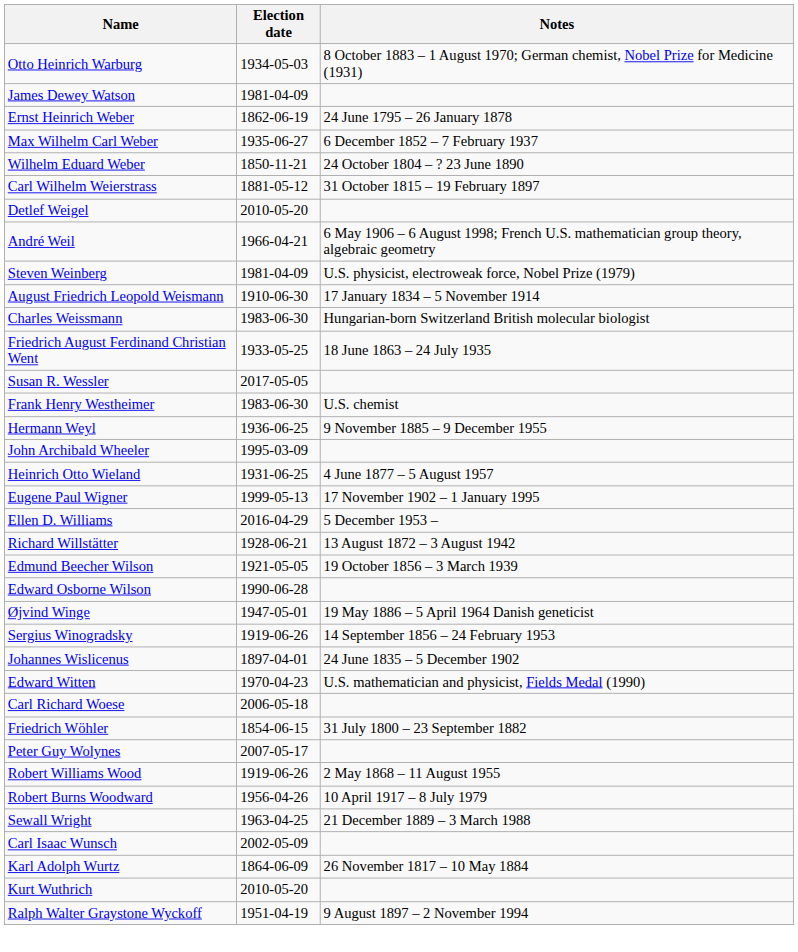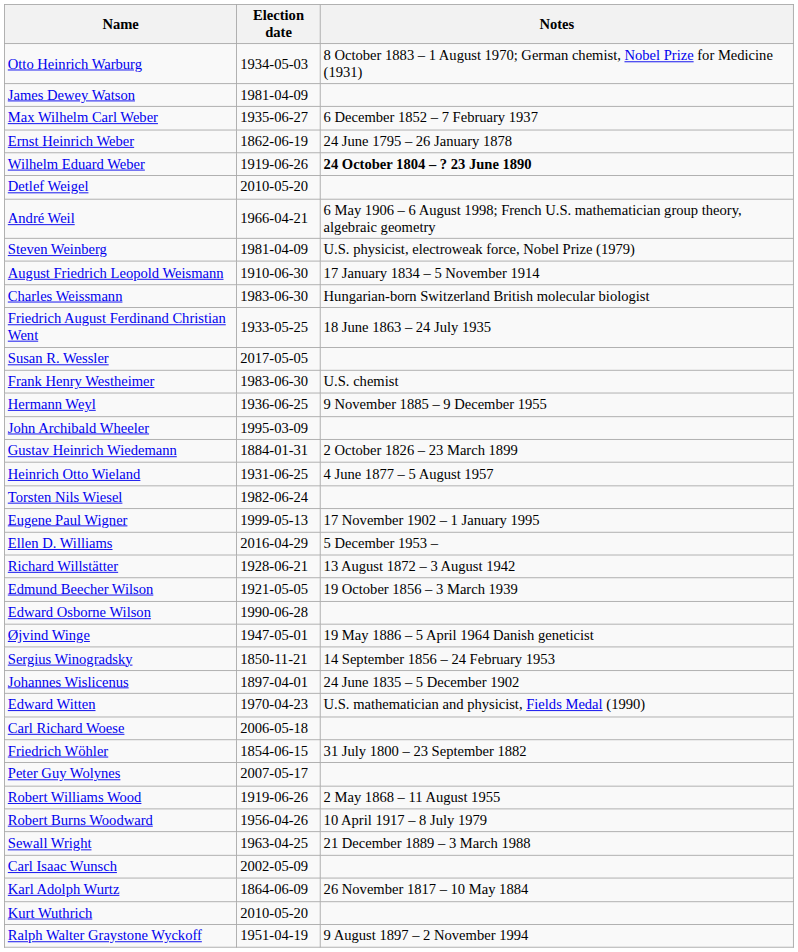rows swapped: (71, 118) <-> (83, 141)
(274, 164) 1850-11-21 -> (274, 164) 1919-06-26
(424, 164) normal -> (428, 164) bold
- row: (82, 187)
+ row: (92, 451)
+ row: (65, 497)
(274, 635) 1919-06-26 -> (274, 658) 1850-11-21
